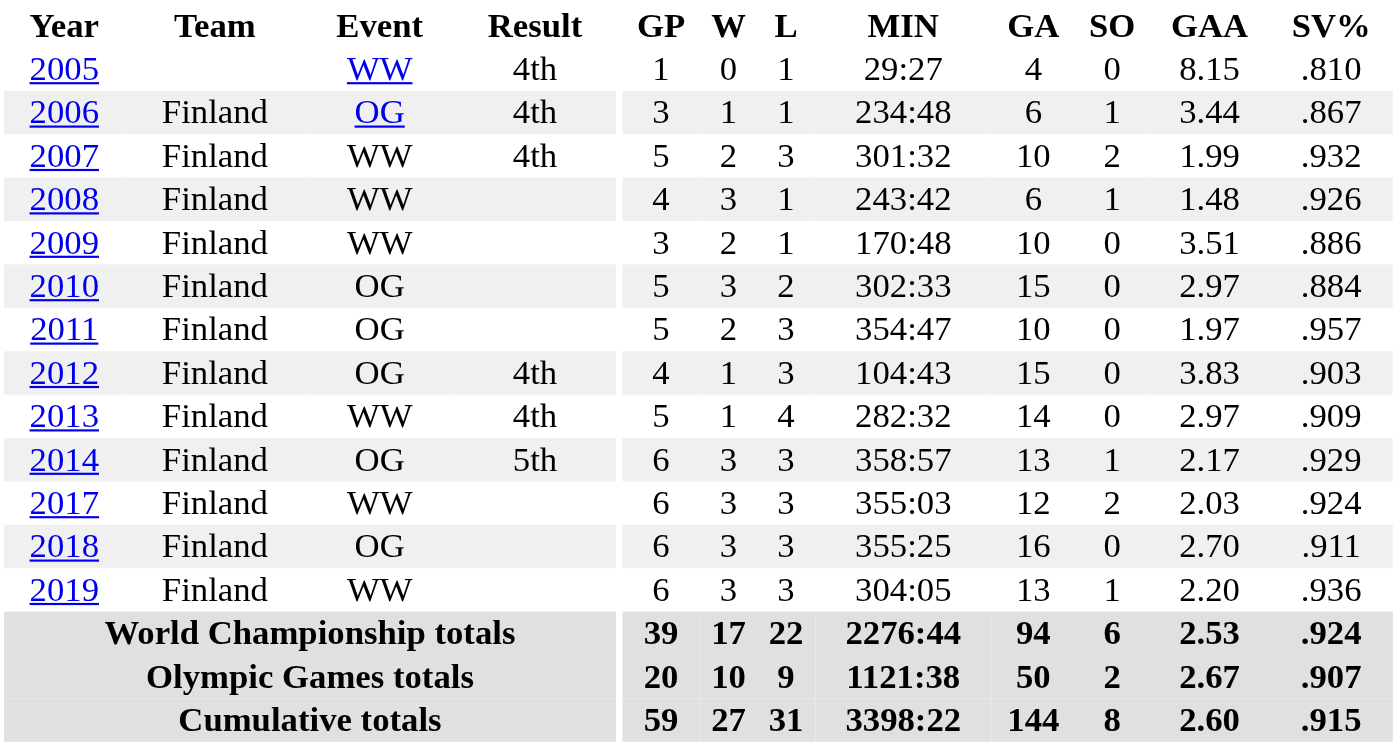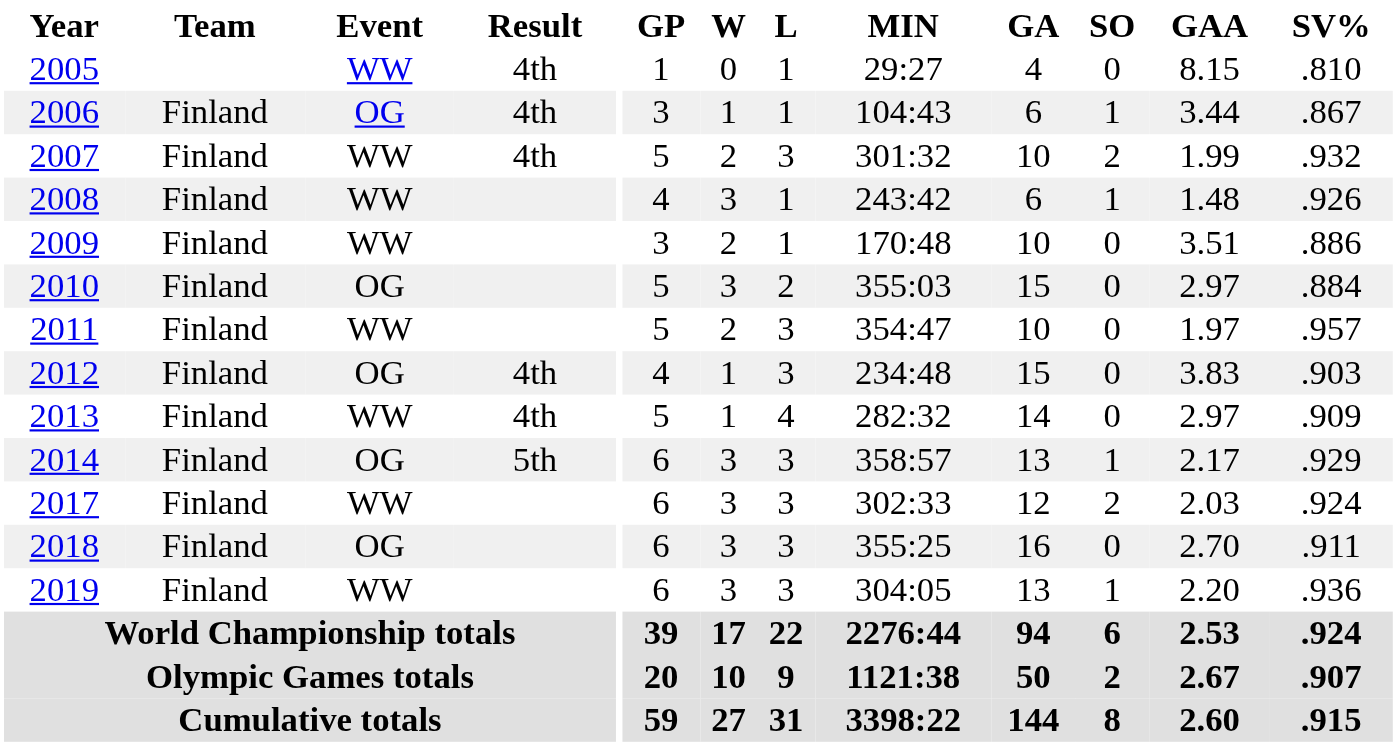(903, 111) 234:48 -> (903, 111) 104:43
(903, 285) 302:33 -> (903, 285) 355:03
(380, 328) OG -> (380, 328) WW
(903, 372) 104:43 -> (903, 372) 234:48
(903, 502) 355:03 -> (903, 502) 302:33
